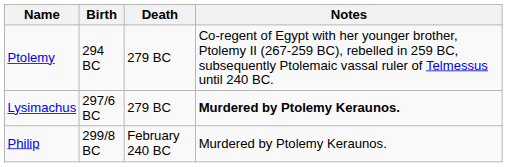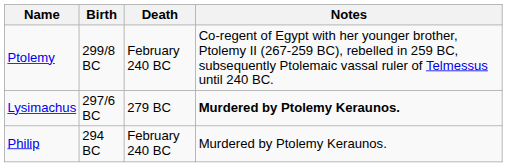(93, 57) 294 BC -> (99, 57) 299/8 BC
(149, 57) 279 BC -> (153, 57) February 240 BC
(99, 143) 299/8 BC -> (93, 143) 294 BC
